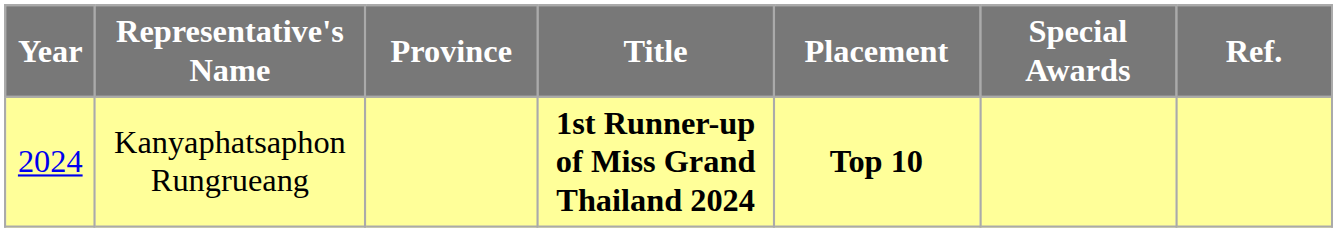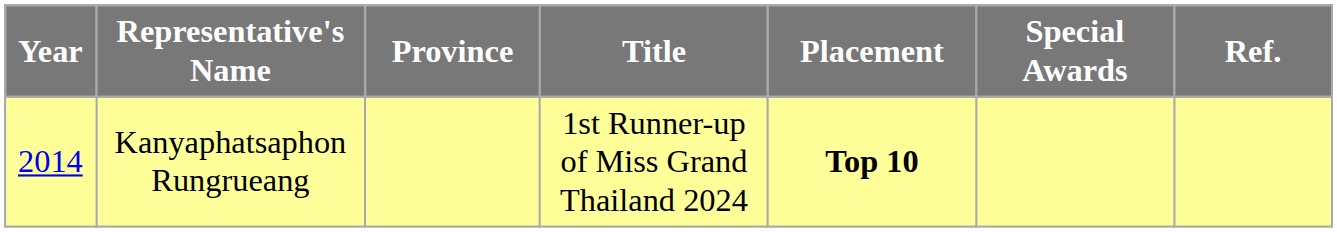(50, 161) 2024 -> (50, 161) 2014
(656, 161) bold -> (654, 161) normal
